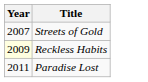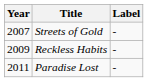+ column: (126, 13)
(18, 49) lightyellow background -> (18, 49) no background
